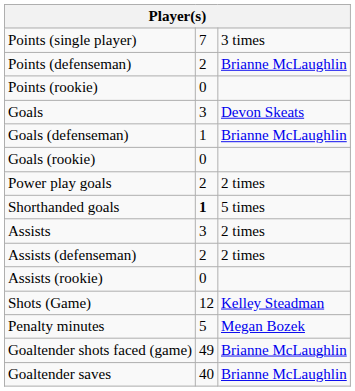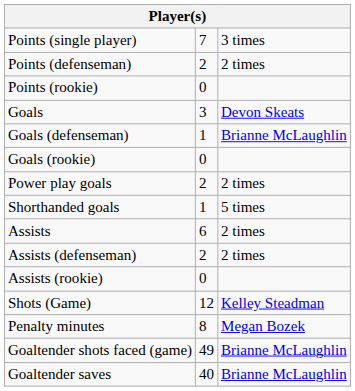(284, 64) Brianne McLaughlin -> (243, 64) 2 times
(203, 207) bold -> (203, 207) normal
(203, 231) 3 -> (203, 231) 6
(203, 326) 5 -> (203, 326) 8
